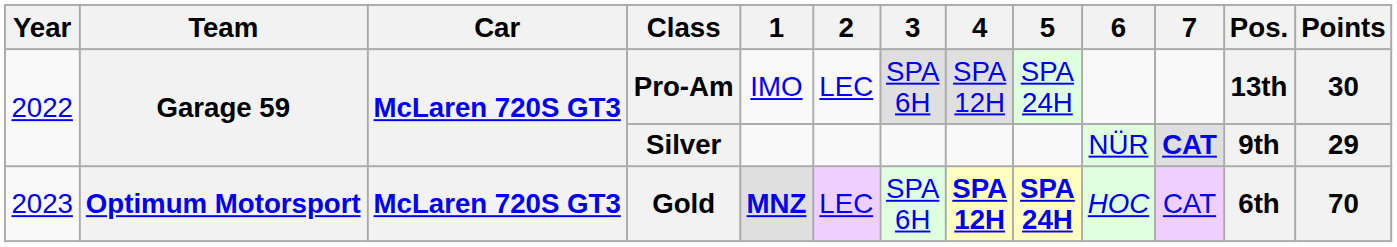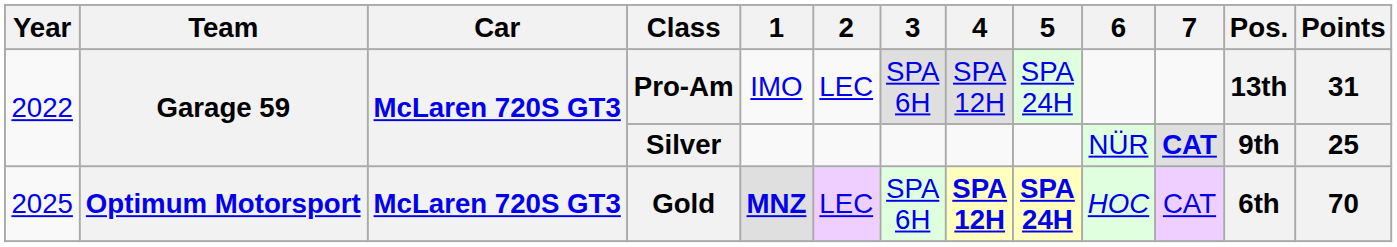(1343, 86) 30 -> (1343, 86) 31
(1343, 145) 29 -> (1343, 145) 25
(42, 204) 2023 -> (42, 204) 2025
